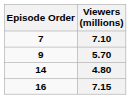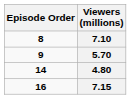(41, 39) 7 -> (41, 39) 8
